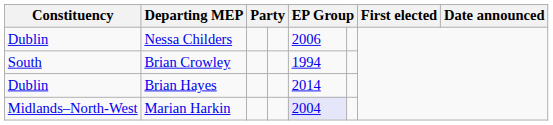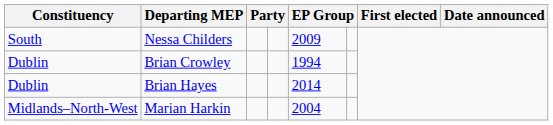(28, 39) Dublin -> (25, 39) South
(306, 39) 2006 -> (306, 39) 2009
(25, 62) South -> (28, 62) Dublin
(306, 108) lavender background -> (306, 108) no background
